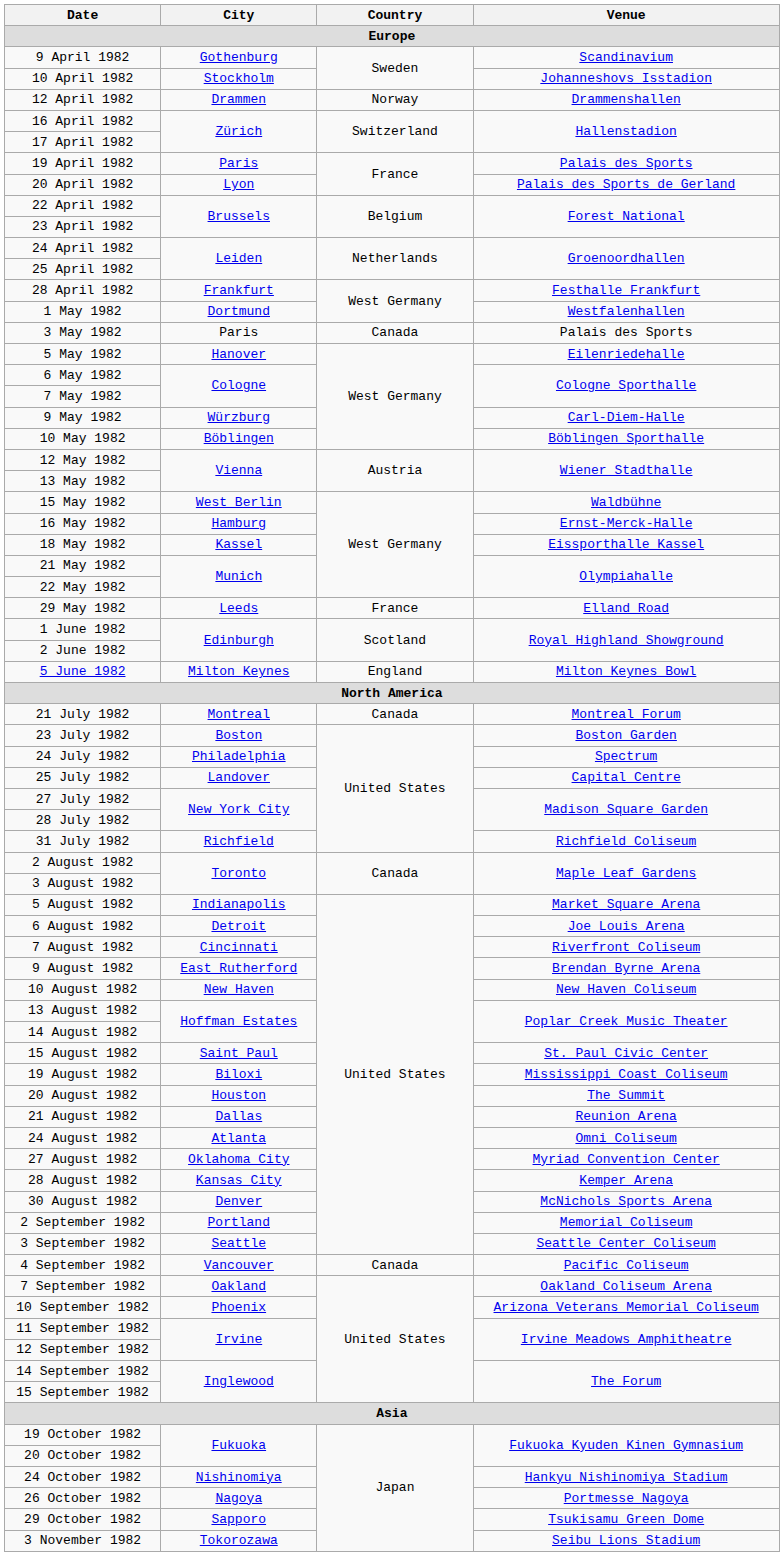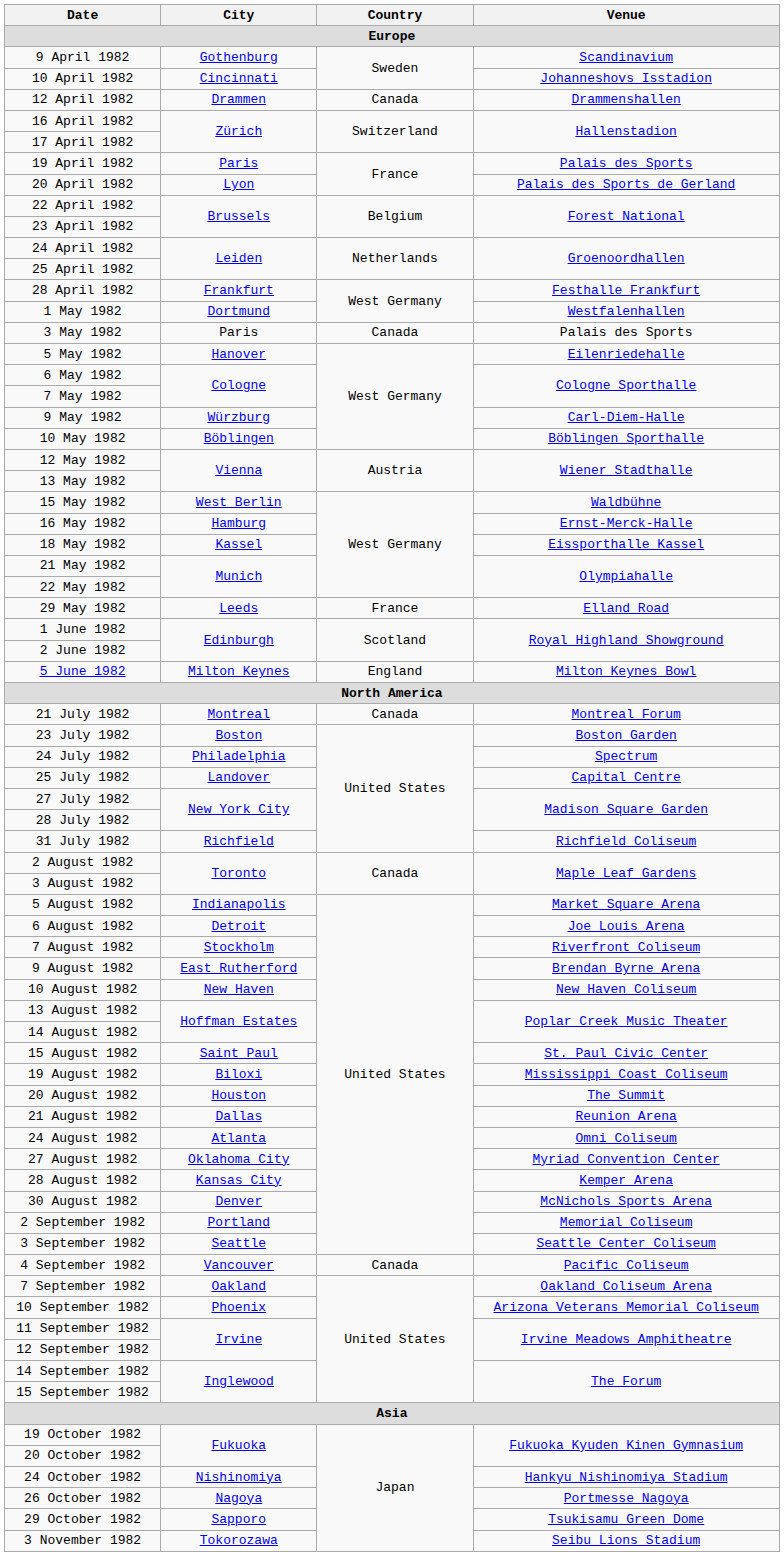(239, 79) Stockholm -> (239, 79) Cincinnati
(395, 100) Norway -> (395, 100) Canada
(239, 947) Cincinnati -> (239, 947) Stockholm
